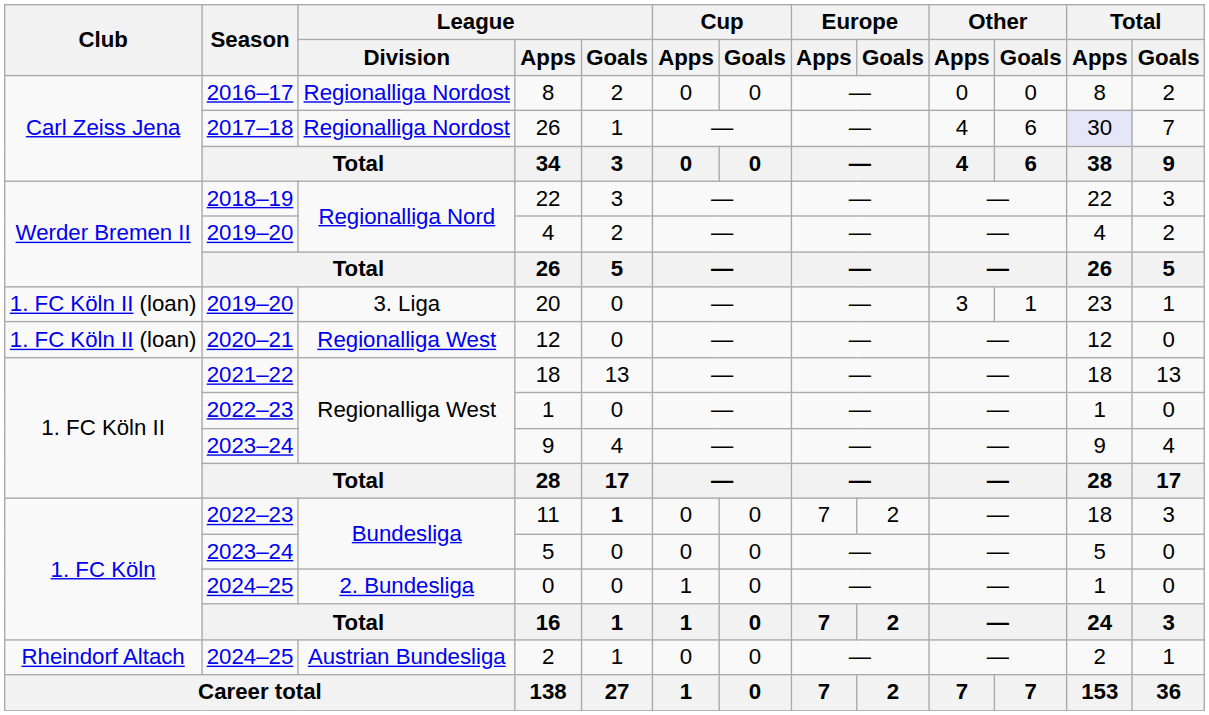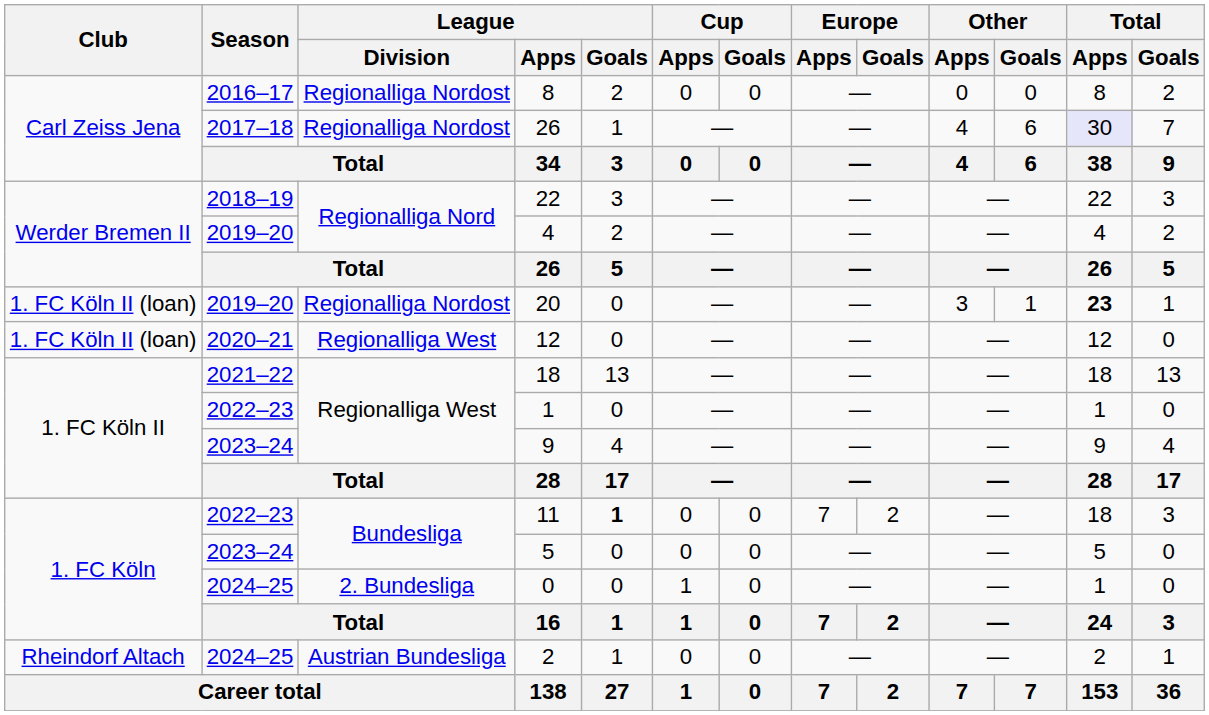(407, 304) 3. Liga -> (407, 304) Regionalliga Nordost
(1100, 304) normal -> (1100, 304) bold
